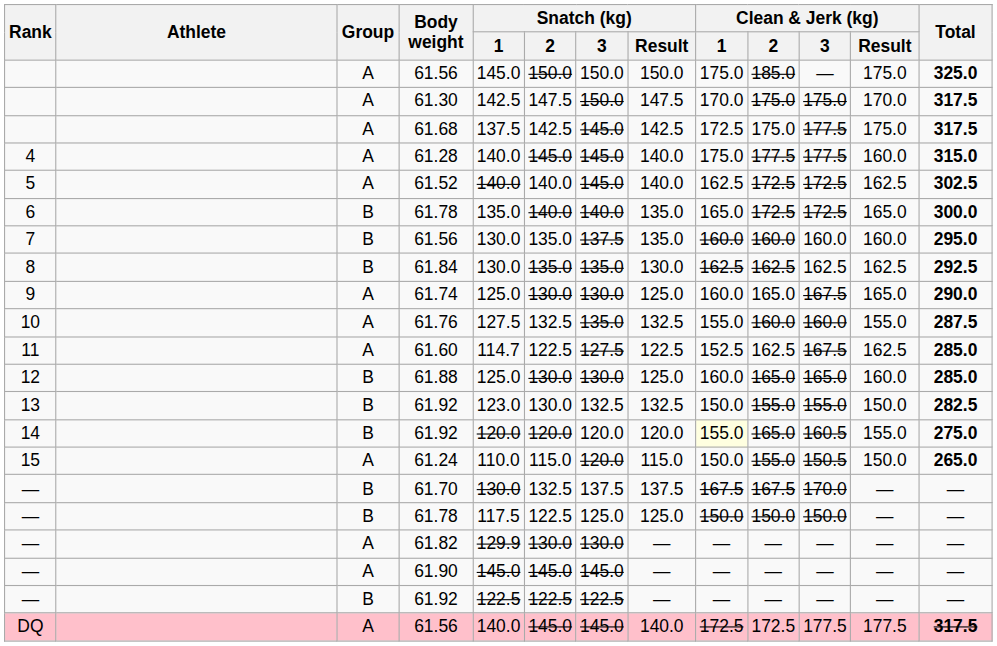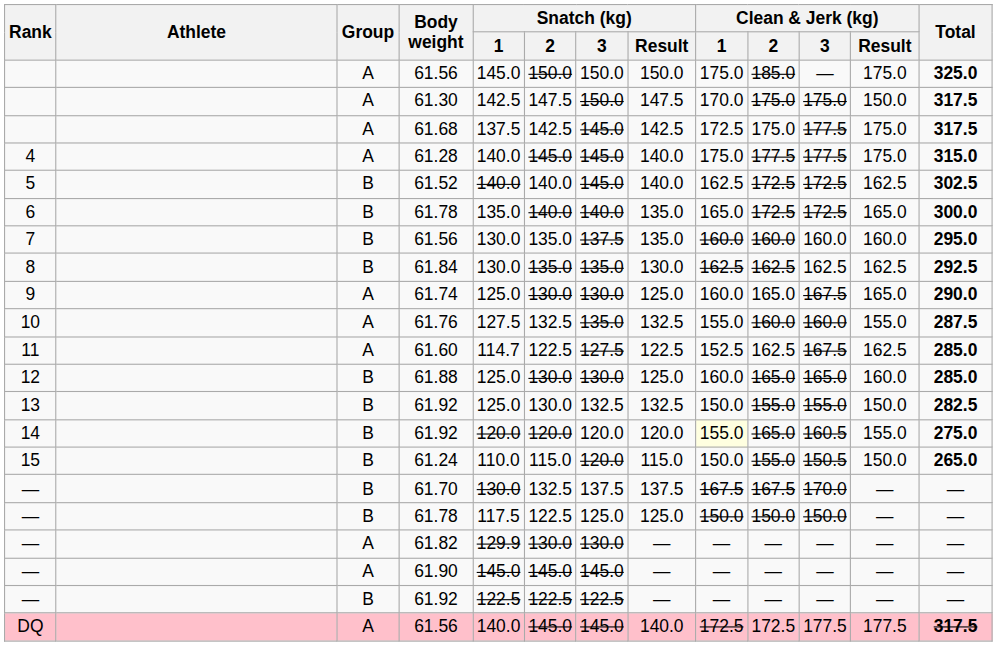(885, 101) 170.0 -> (885, 101) 150.0
(885, 156) 160.0 -> (885, 156) 175.0
(368, 184) A -> (368, 184) B
(499, 405) 123.0 -> (499, 405) 125.0
(368, 460) A -> (368, 460) B
